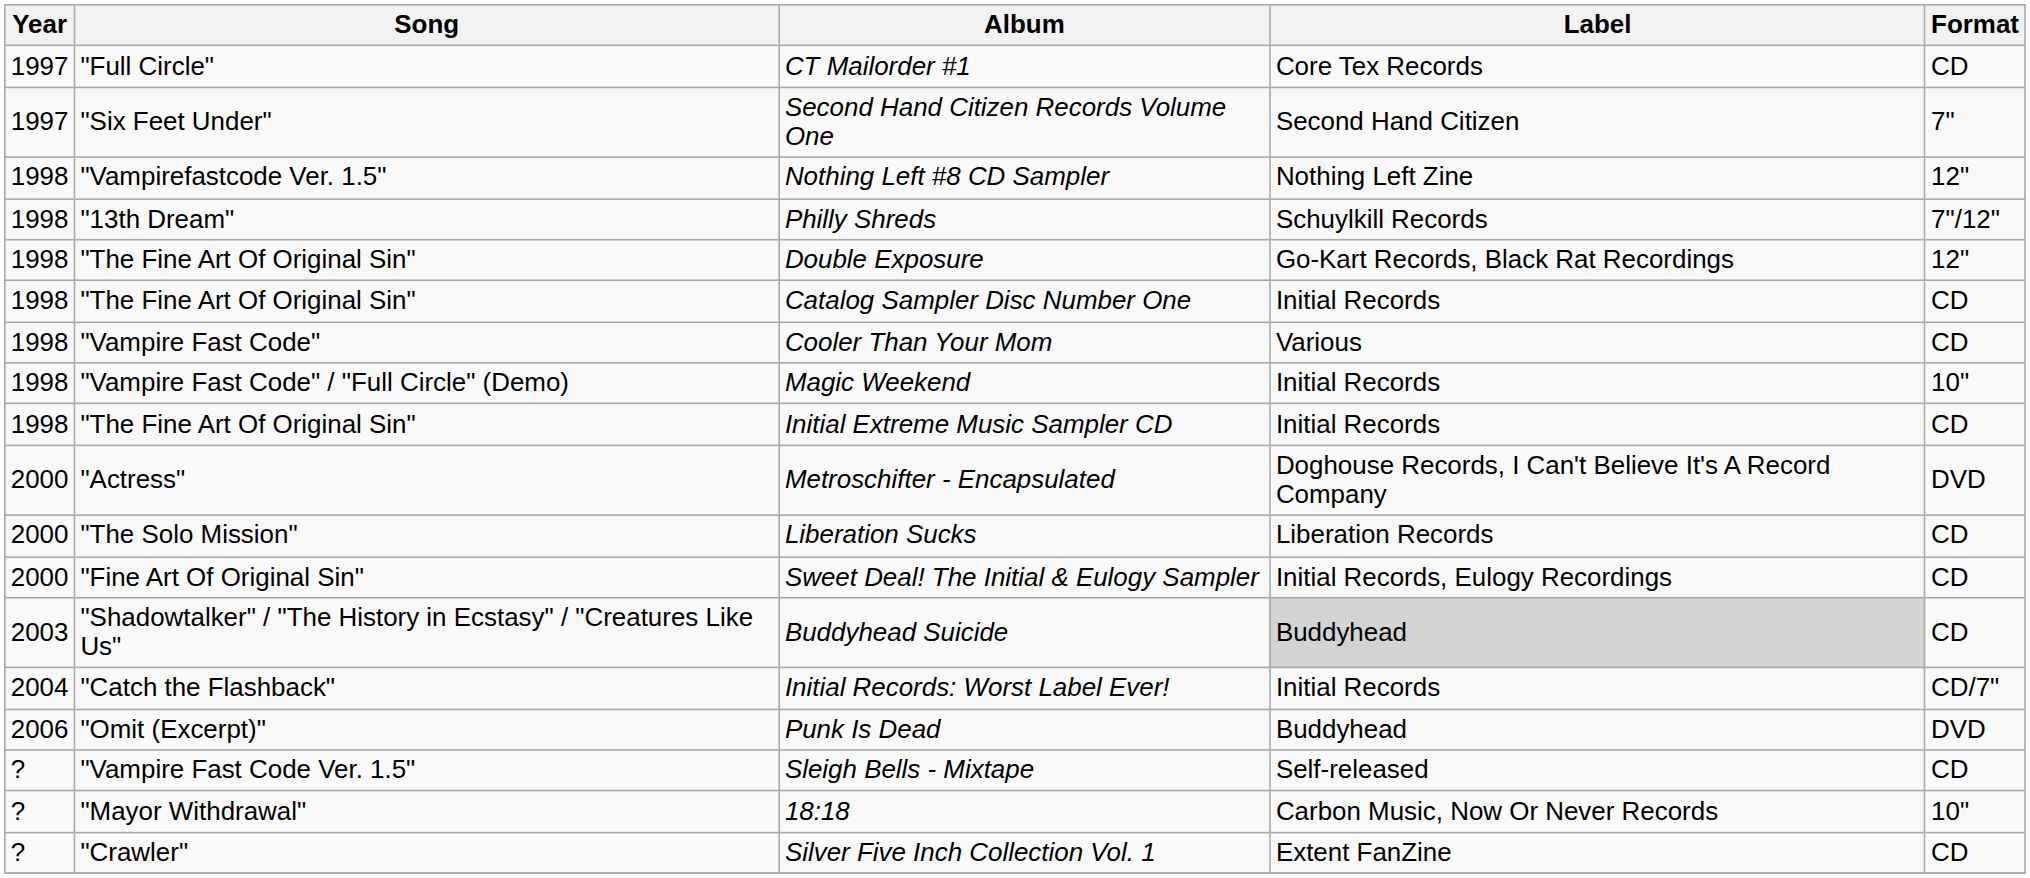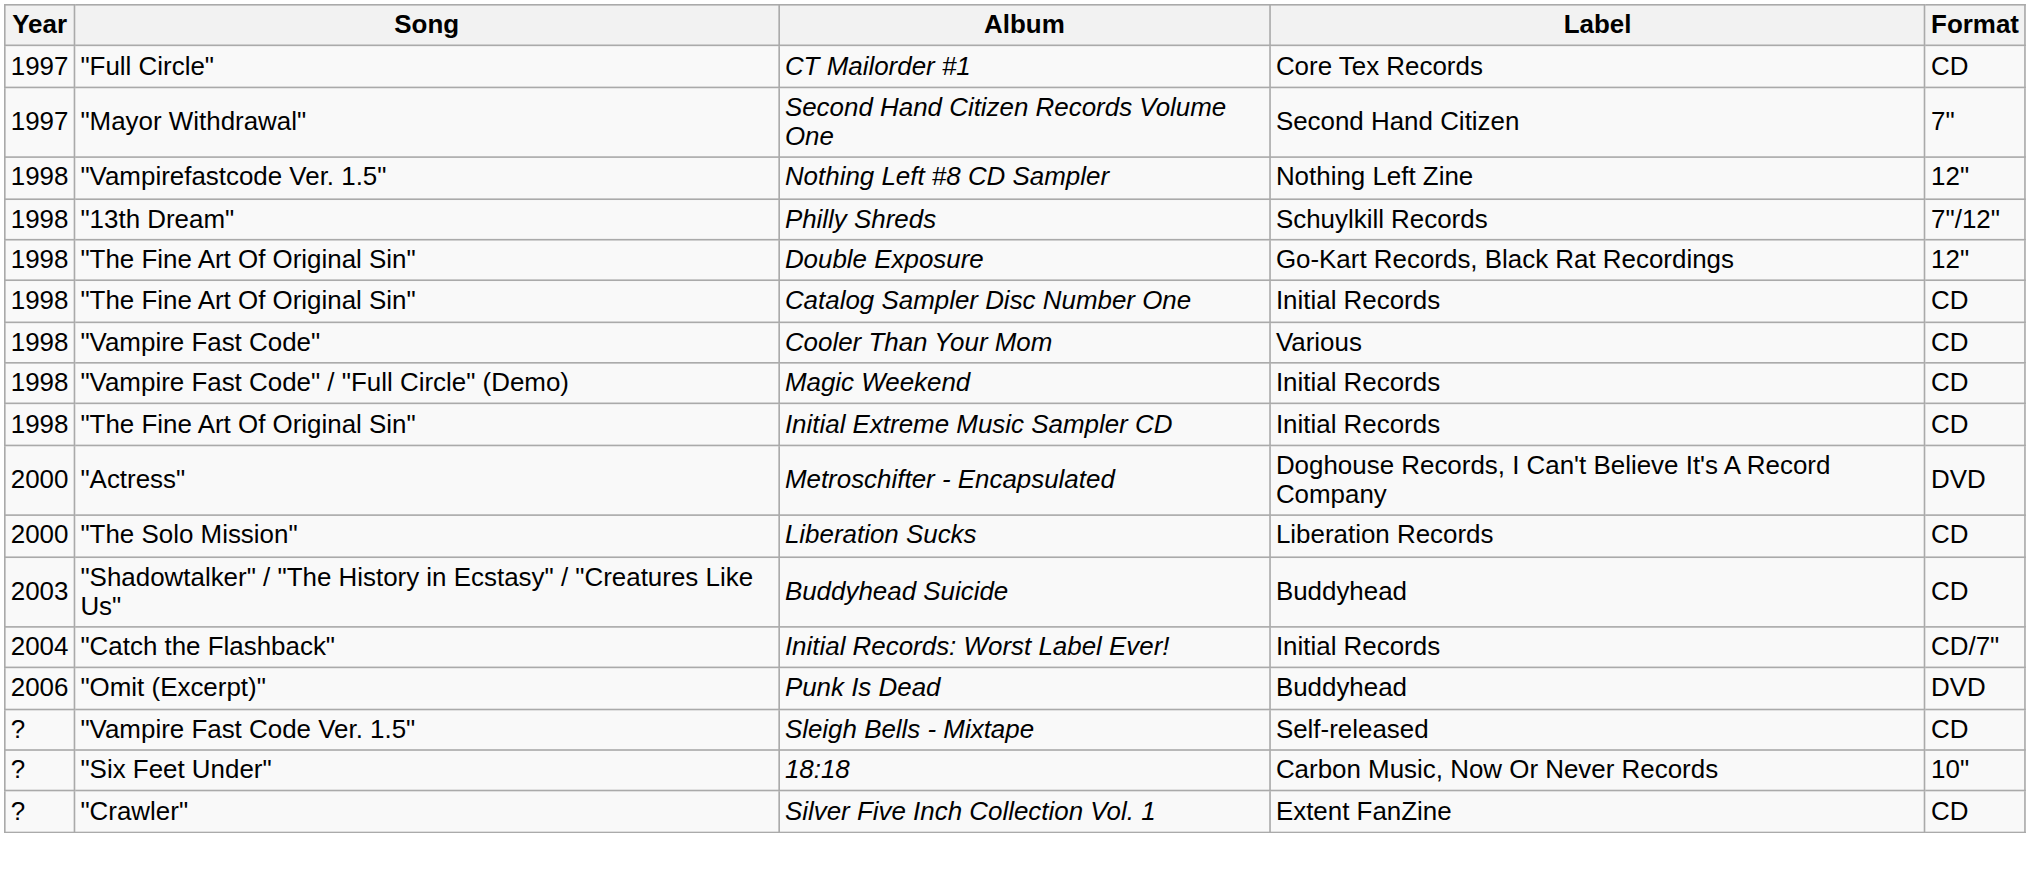(176, 121) "Six Feet Under" -> (193, 121) "Mayor Withdrawal"
(1950, 383) 10" -> (1950, 383) CD
- row: (1022, 576)
(1341, 632) lightgrey background -> (1341, 591) no background
(193, 811) "Mayor Withdrawal" -> (176, 770) "Six Feet Under"
